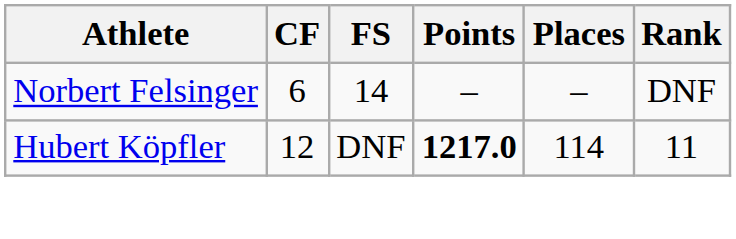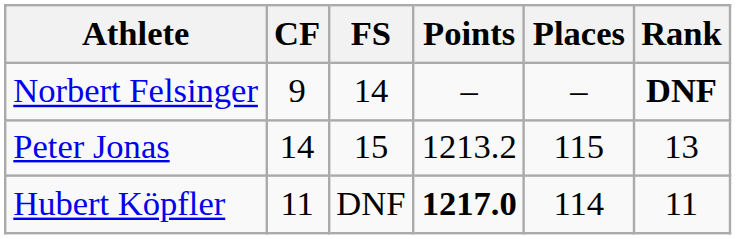(297, 90) 6 -> (297, 90) 9
(681, 90) normal -> (681, 90) bold
+ row: (91, 147)
(297, 147) 12 -> (297, 204) 11
